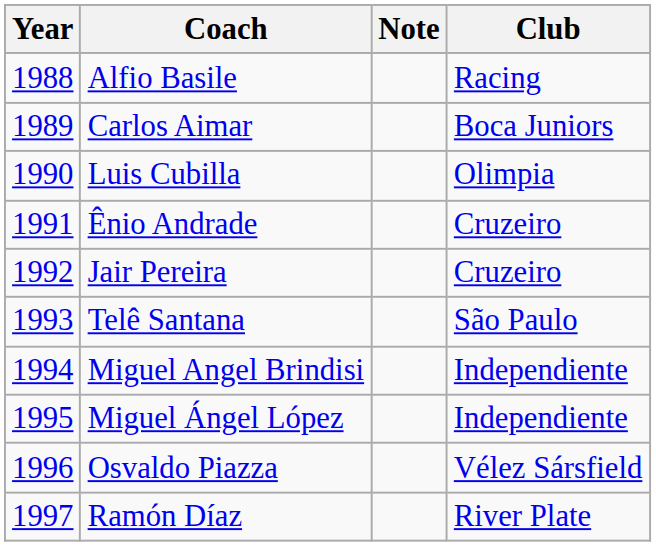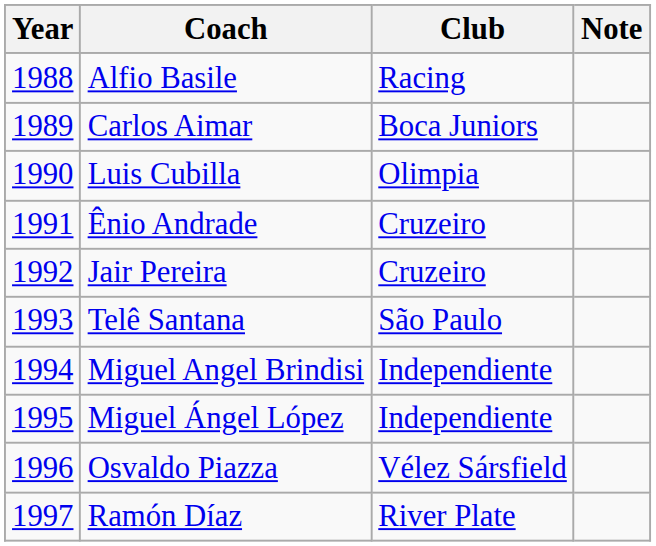columns swapped: (548, 28) <-> (409, 28)
